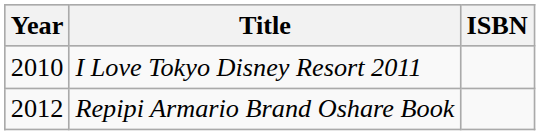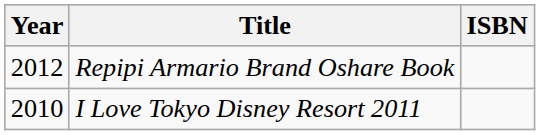rows swapped: (249, 66) <-> (265, 108)
